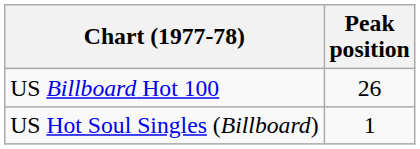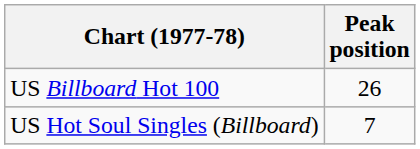(370, 125) 1 -> (370, 125) 7
